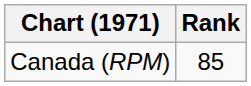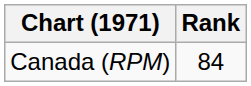(211, 61) 85 -> (211, 61) 84
